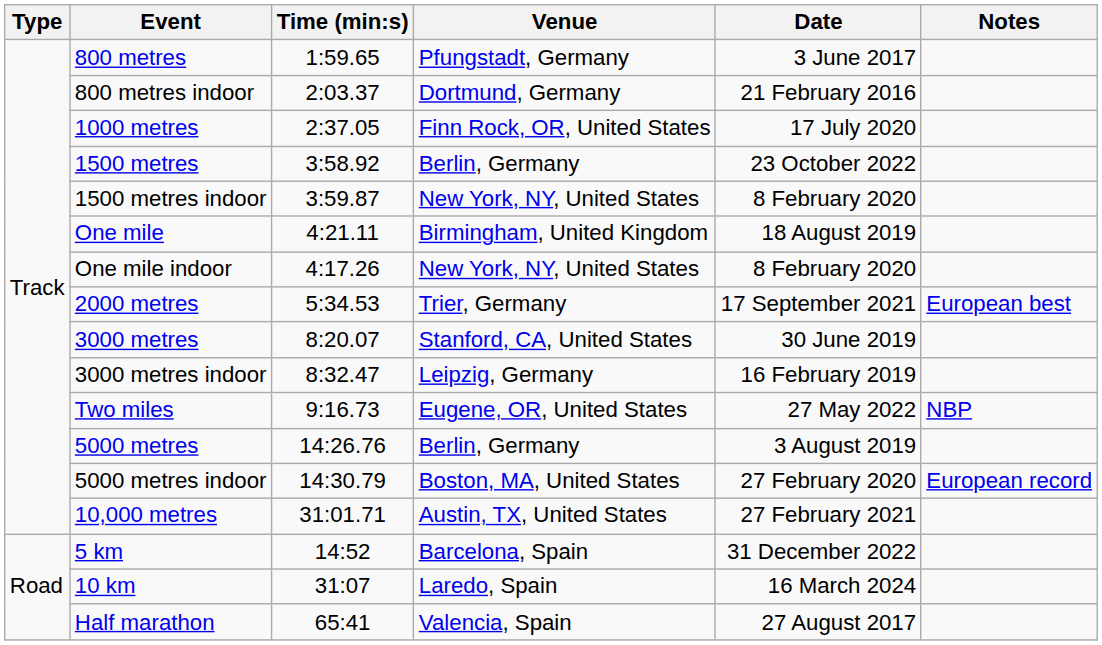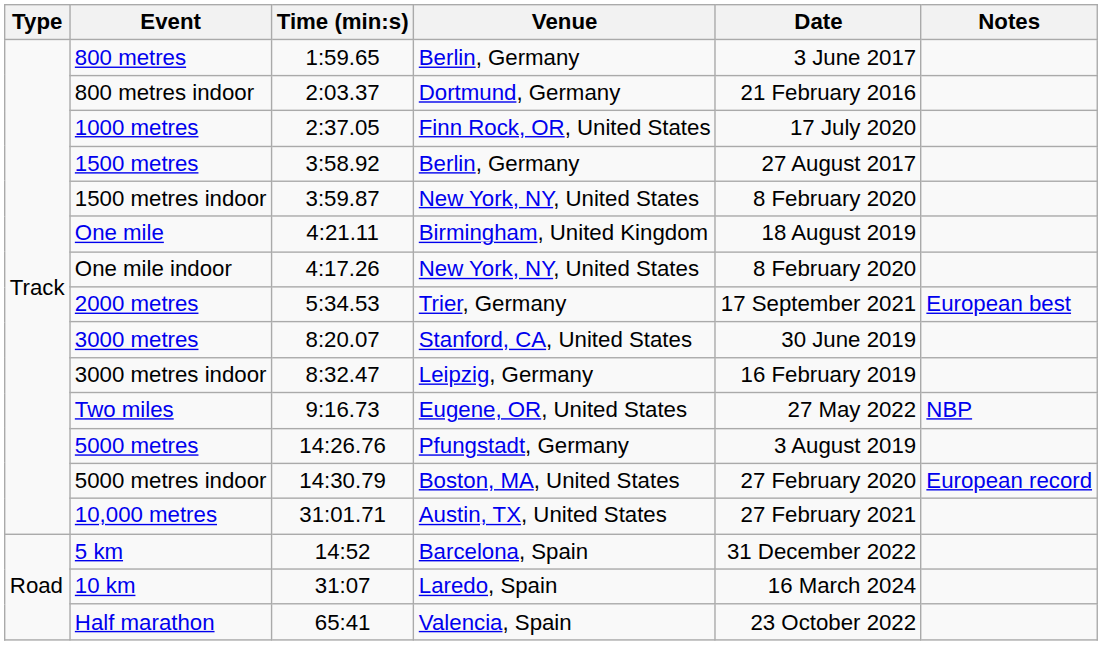(524, 57) Pfungstadt, Germany -> (499, 57) Berlin, Germany
(833, 163) 23 October 2022 -> (839, 163) 27 August 2017
(499, 445) Berlin, Germany -> (524, 445) Pfungstadt, Germany
(839, 621) 27 August 2017 -> (833, 621) 23 October 2022
